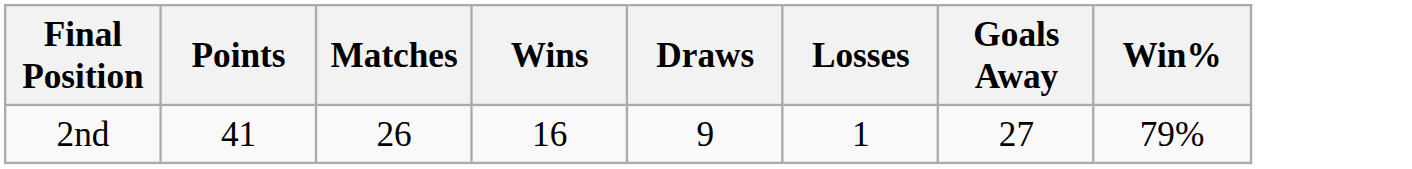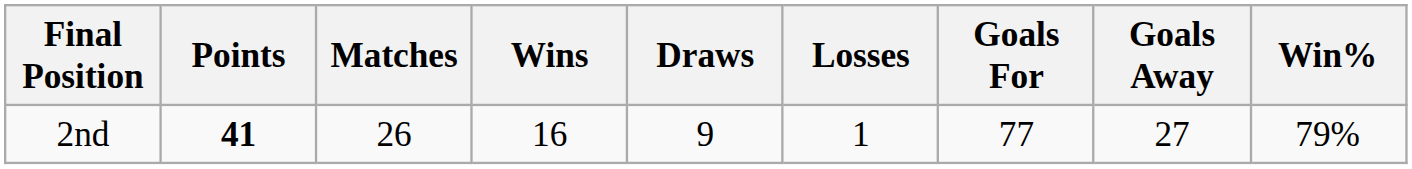+ column: (1016, 54)
(239, 133) normal -> (239, 133) bold
